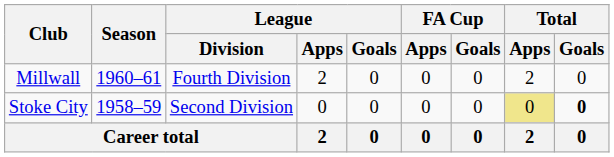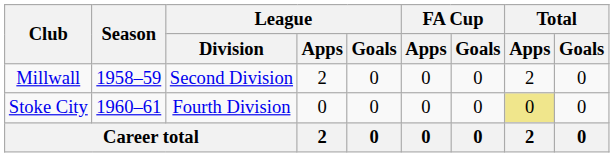(129, 78) 1960–61 -> (129, 78) 1958–59
(231, 78) Fourth Division -> (231, 78) Second Division
(129, 107) 1958–59 -> (129, 107) 1960–61
(231, 107) Second Division -> (231, 107) Fourth Division
(582, 107) bold -> (582, 107) normal
